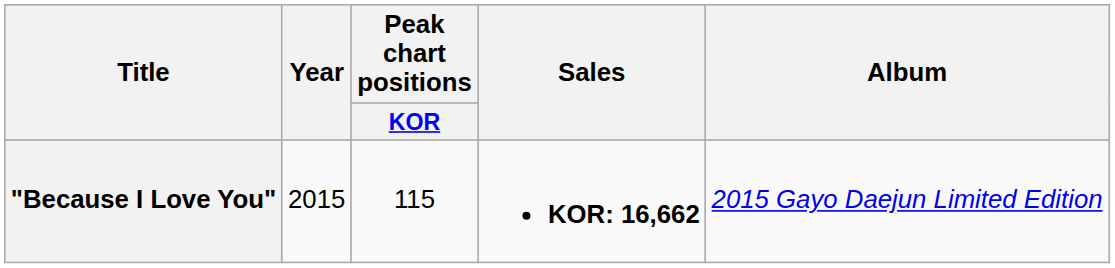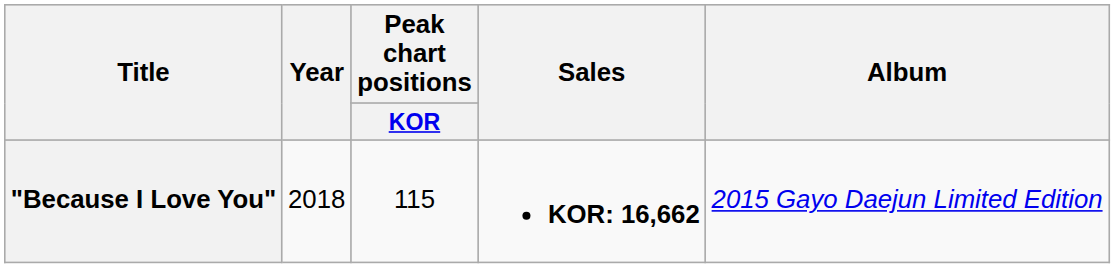(317, 200) 2015 -> (317, 200) 2018
